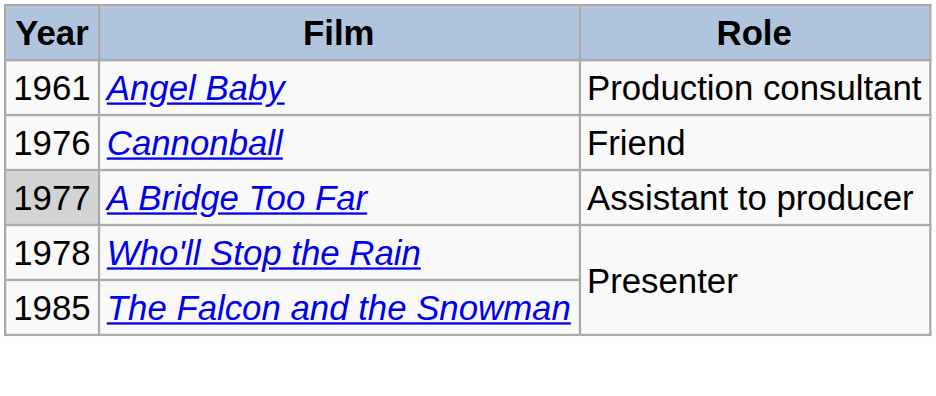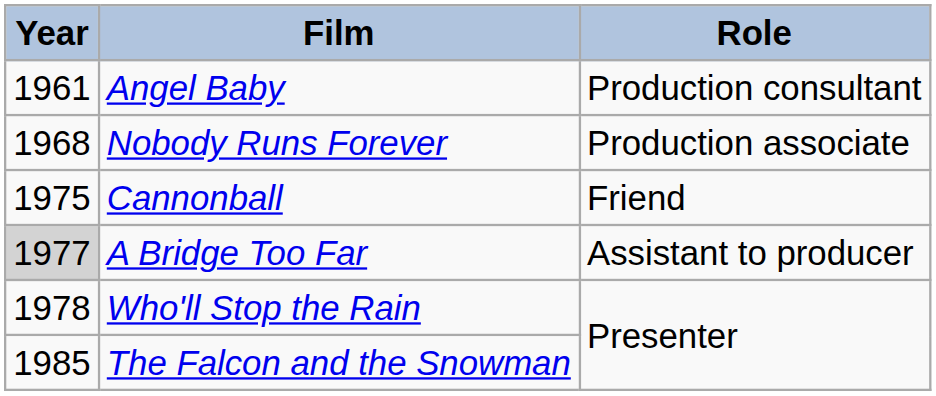+ row: (277, 143)
(52, 143) 1976 -> (52, 198) 1975
